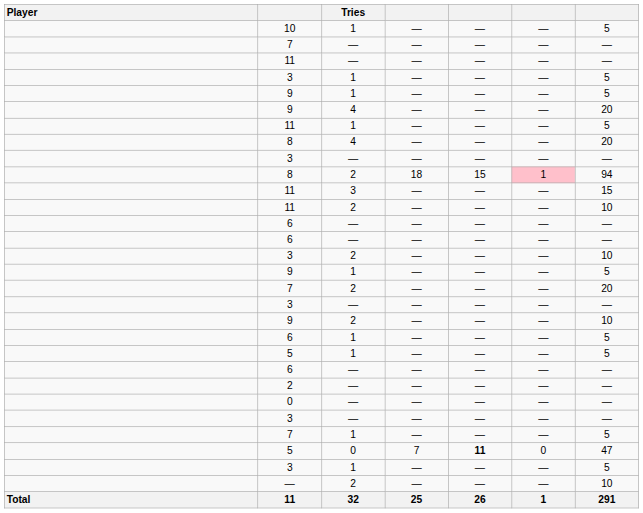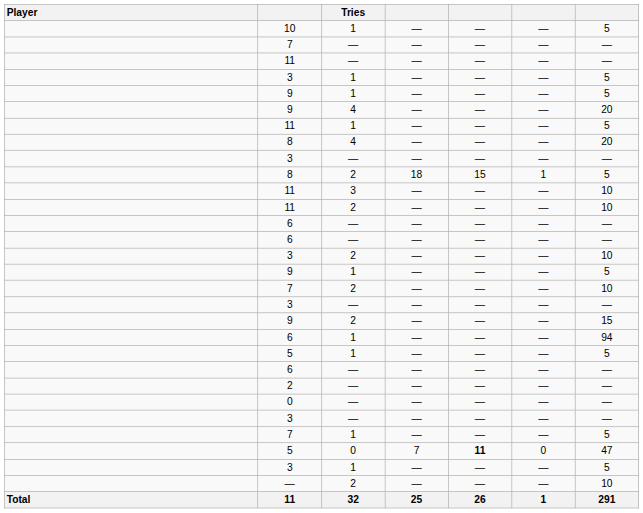(543, 175) pink background -> (543, 175) no background
(607, 175) 94 -> (607, 175) 5
(607, 191) 15 -> (607, 191) 10
(607, 288) 20 -> (607, 288) 10
(607, 321) 10 -> (607, 321) 15
(607, 337) 5 -> (607, 337) 94
